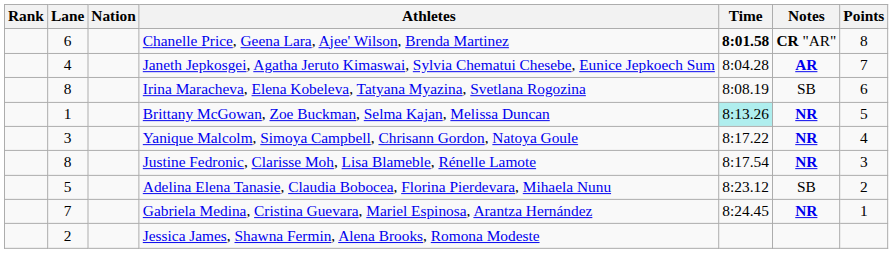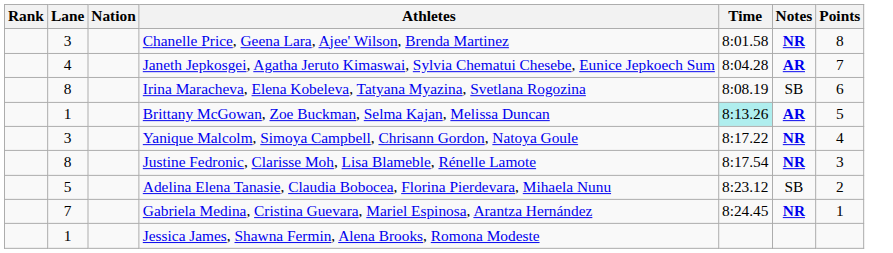(68, 41) 6 -> (68, 41) 3
(746, 41) bold -> (745, 41) normal
(806, 41) CR "AR" -> (794, 41) NR
(806, 114) NR -> (794, 114) AR
(68, 235) 2 -> (68, 235) 1
